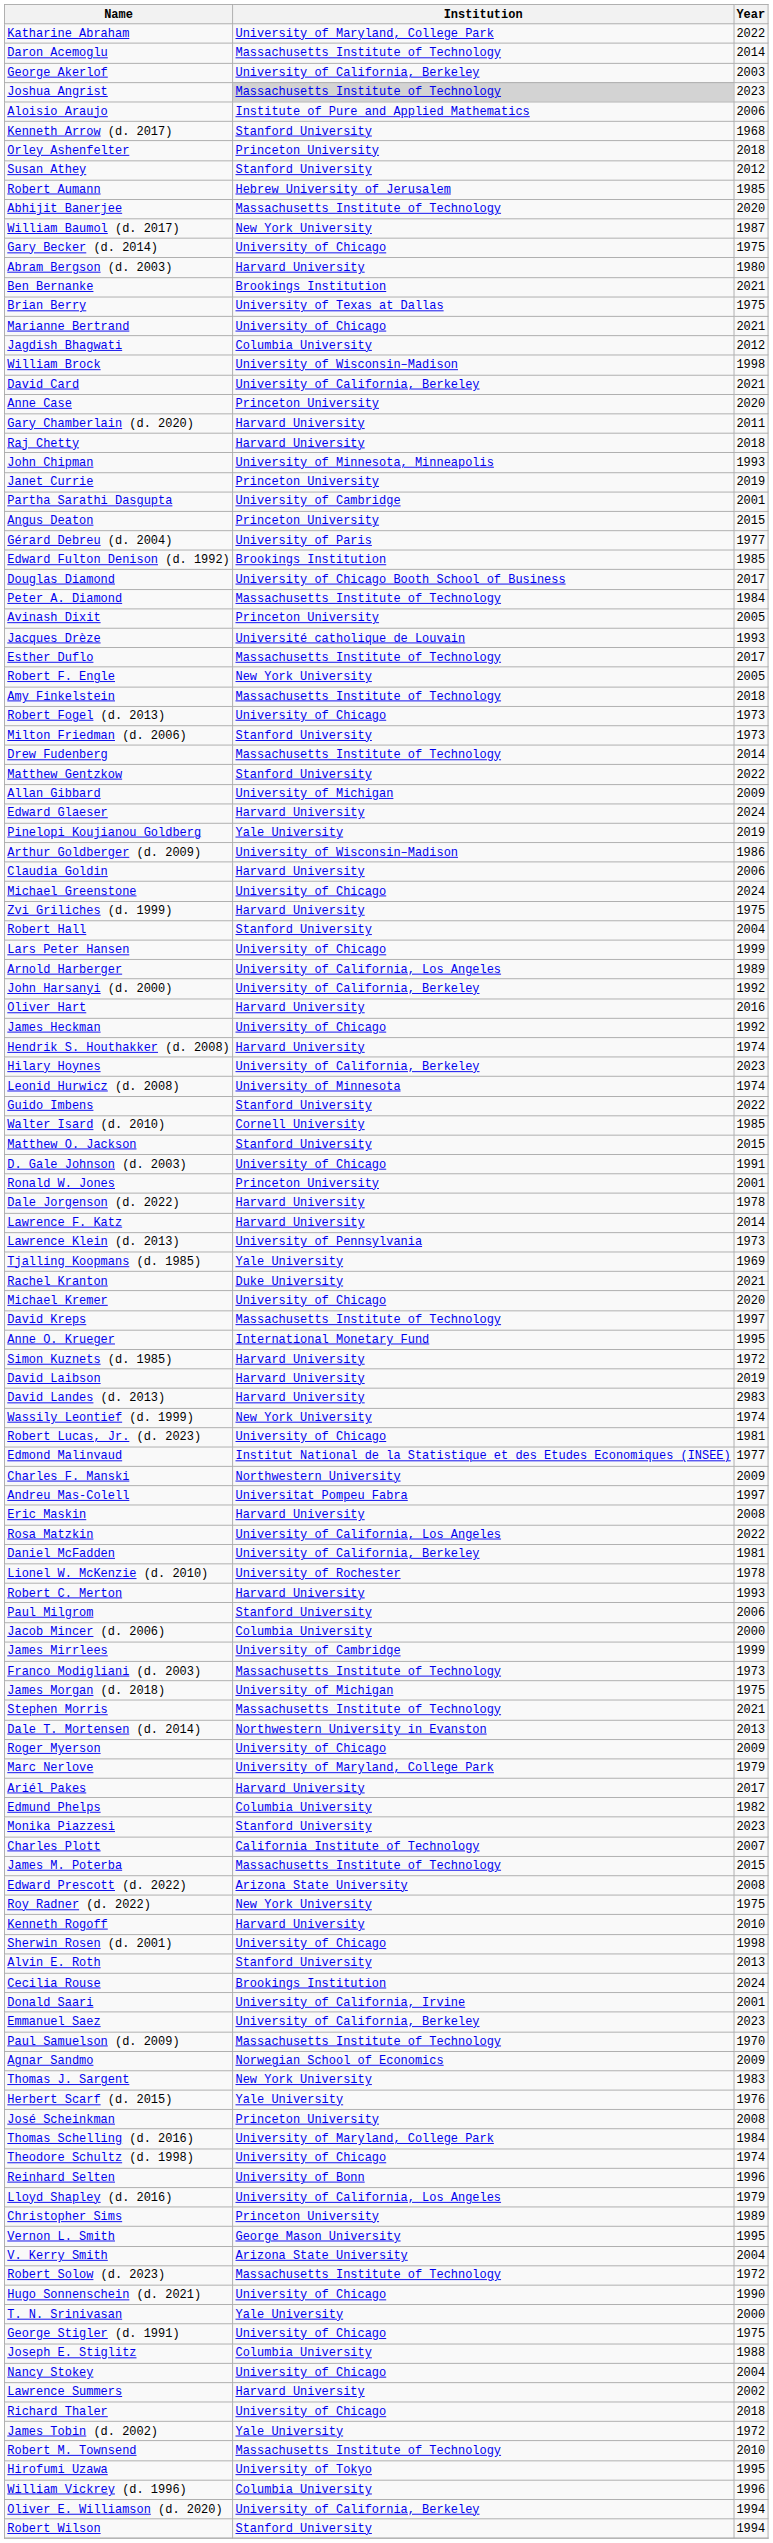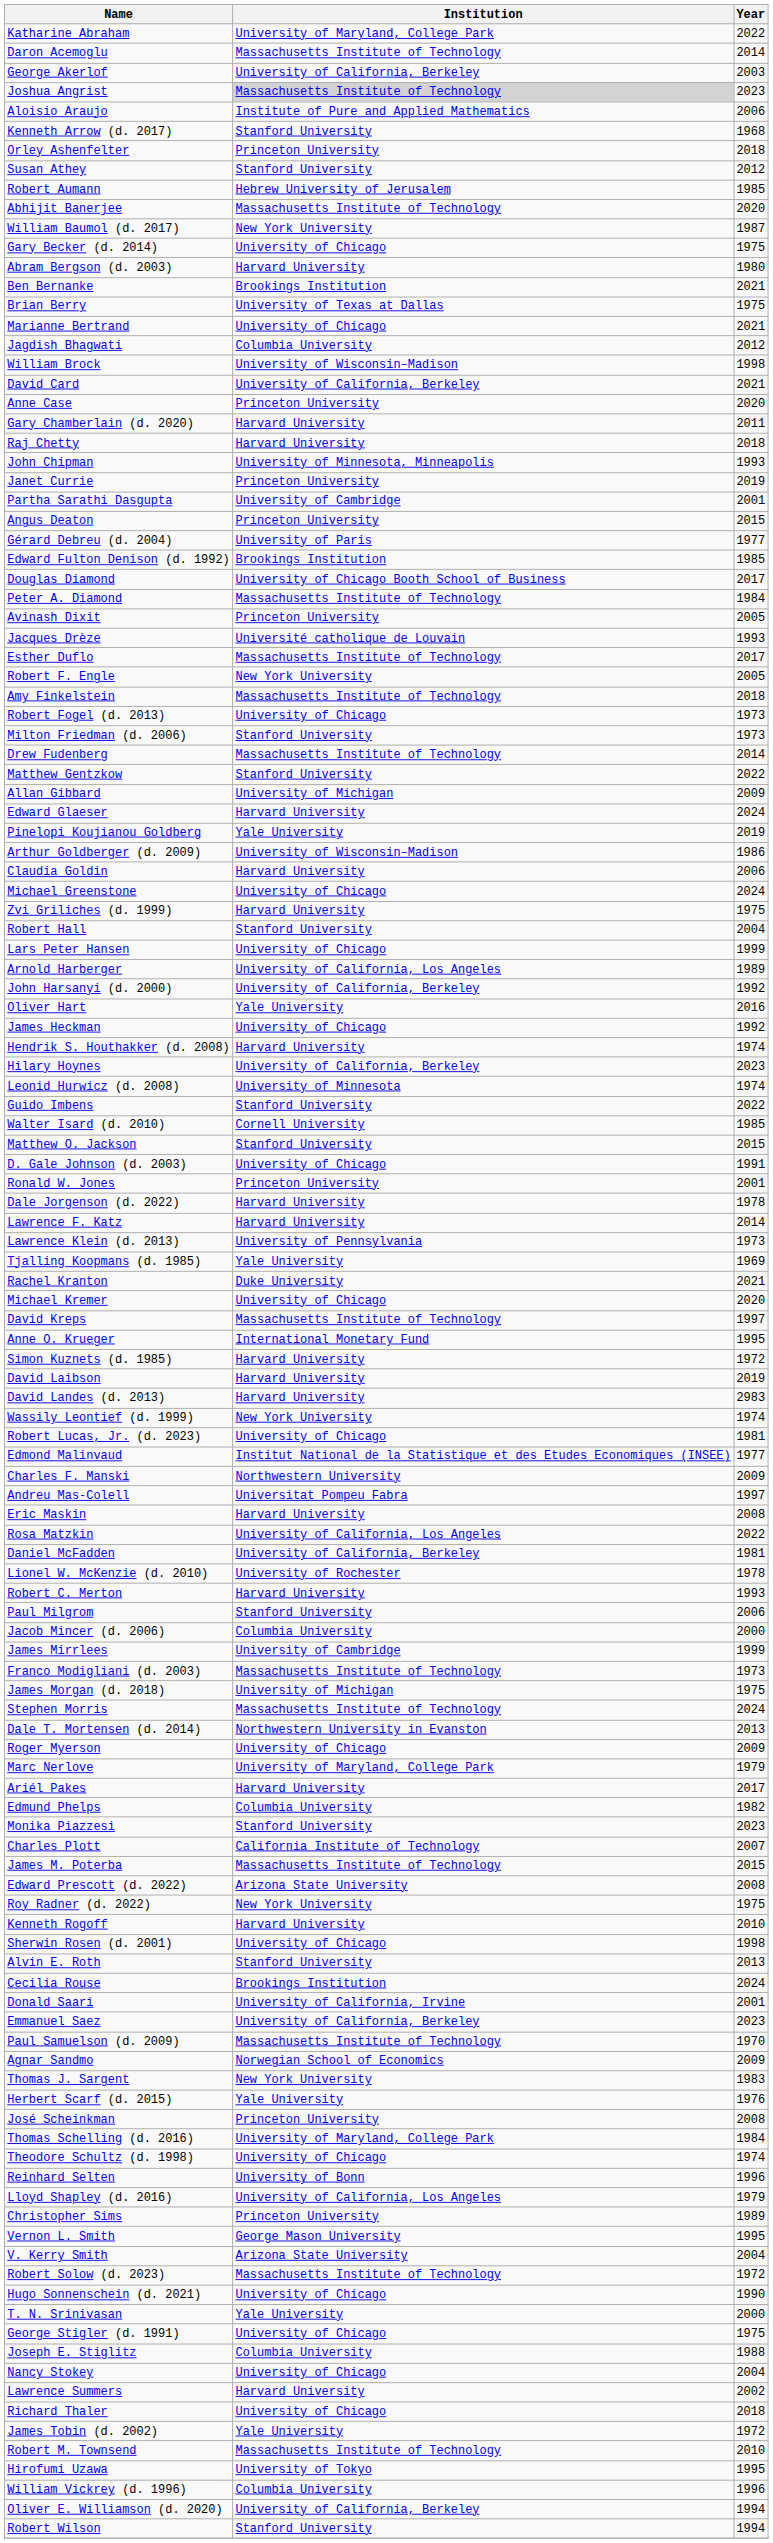(300, 1008) Harvard University -> (289, 1008) Yale University
(751, 1710) 2021 -> (751, 1710) 2024
